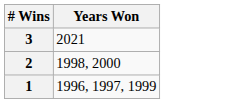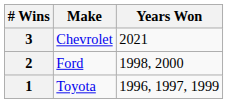+ column: (85, 16)
